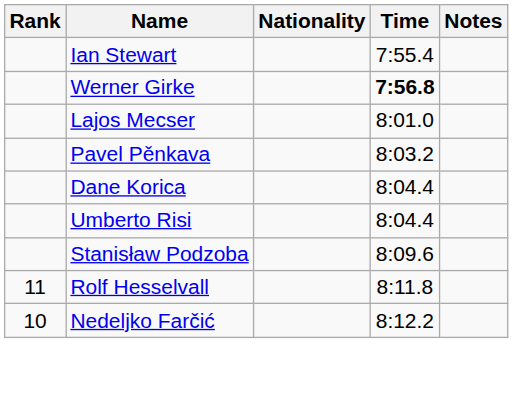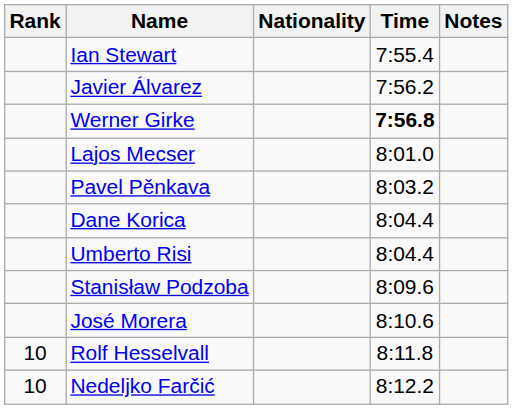+ row: (136, 87)
+ row: (129, 320)
(35, 287) 11 -> (35, 353) 10
